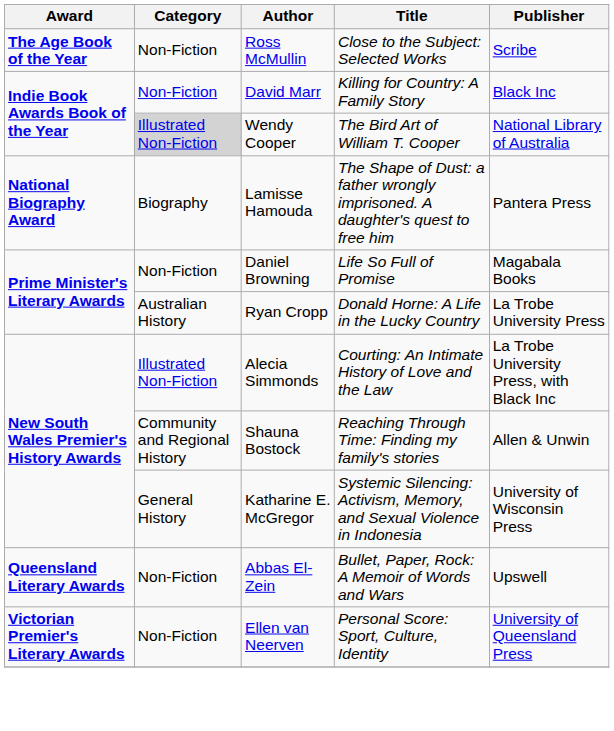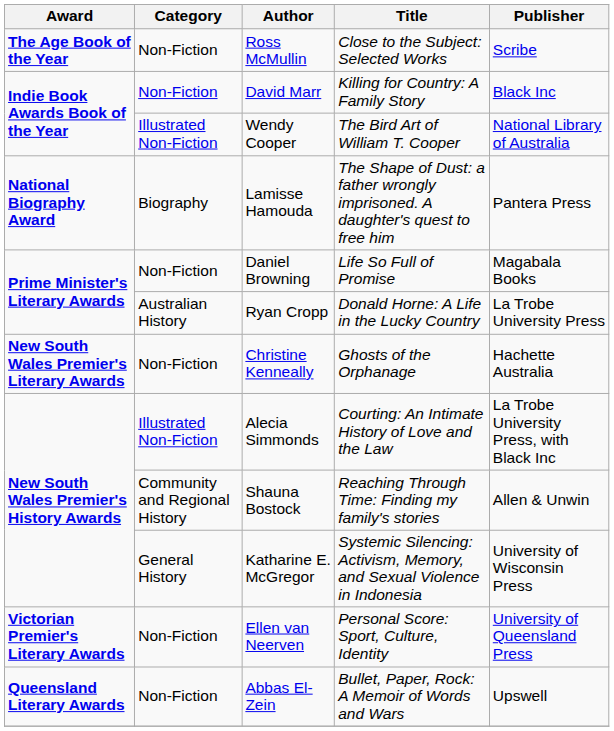(177, 134) lightgrey background -> (178, 134) no background
+ row: (279, 363)
rows swapped: (279, 577) <-> (277, 636)
